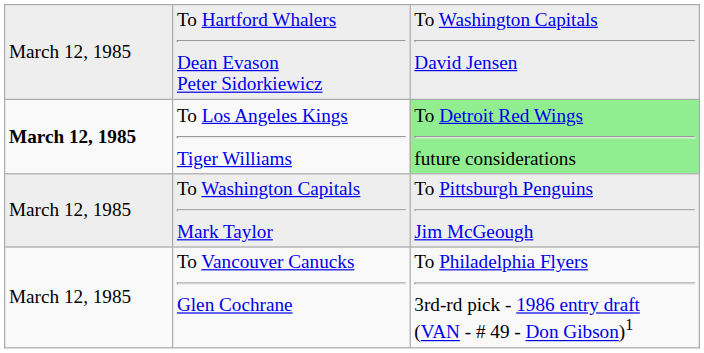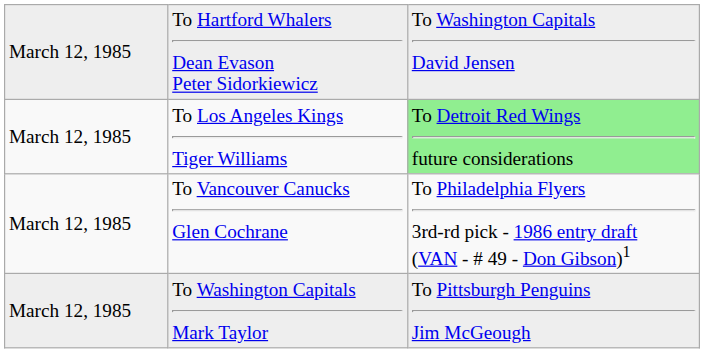(73, 136) bold -> (70, 136) normal
rows swapped: (291, 210) <-> (291, 283)
